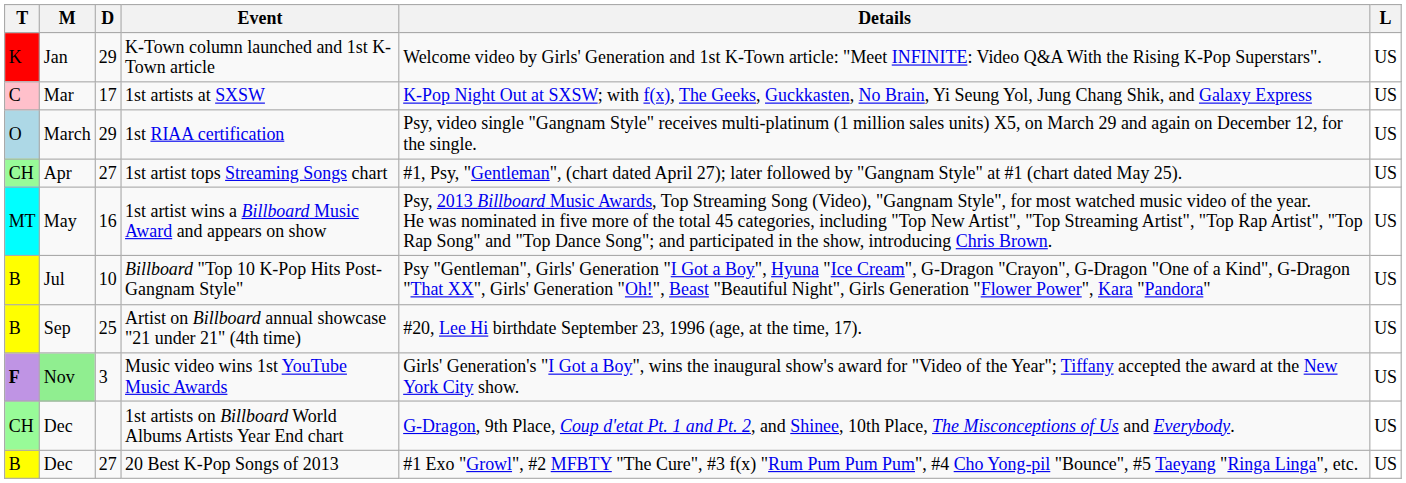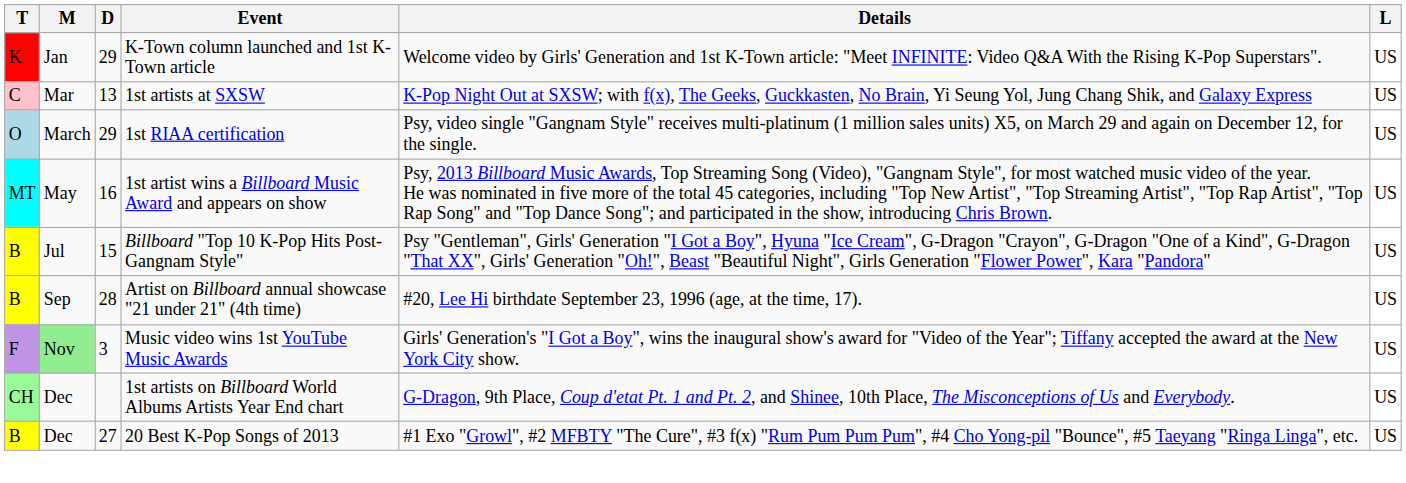(108, 95) 17 -> (108, 95) 13
- row: (256, 172)
(108, 279) 10 -> (108, 251) 15
(108, 328) 25 -> (108, 300) 28
(14, 377) bold -> (14, 348) normal
